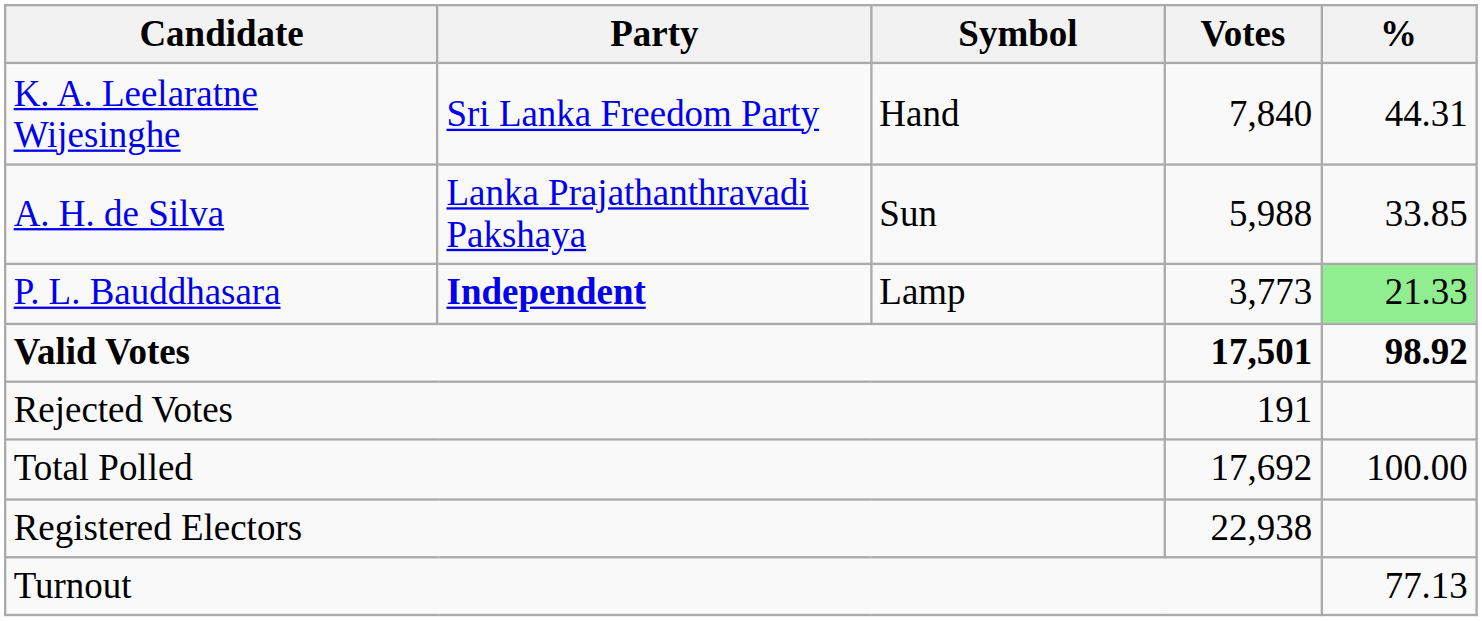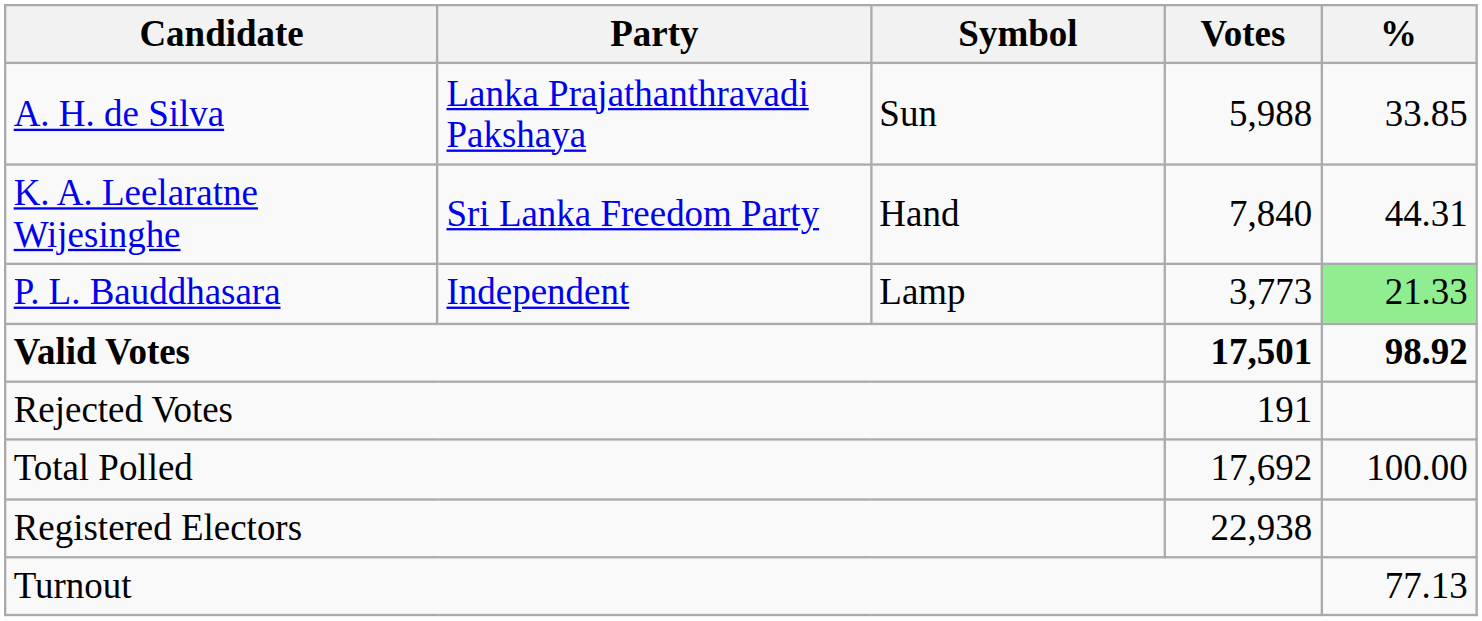rows swapped: (136, 113) <-> (119, 213)
(546, 292) bold -> (538, 292) normal
